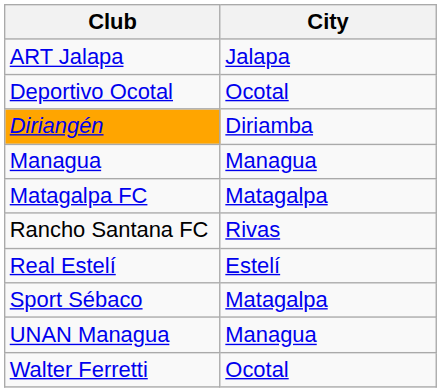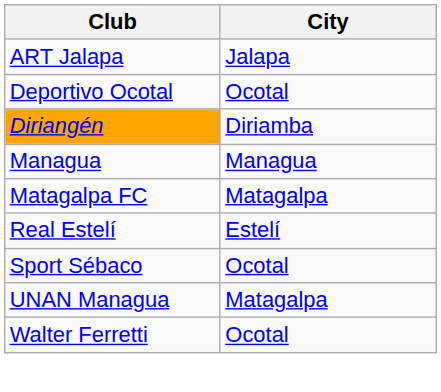- row: (109, 230)
(277, 299) Matagalpa -> (257, 265) Ocotal
(271, 334) Managua -> (277, 299) Matagalpa
